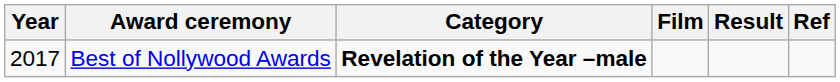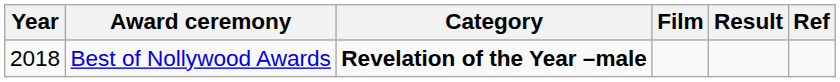(35, 58) 2017 -> (35, 58) 2018
